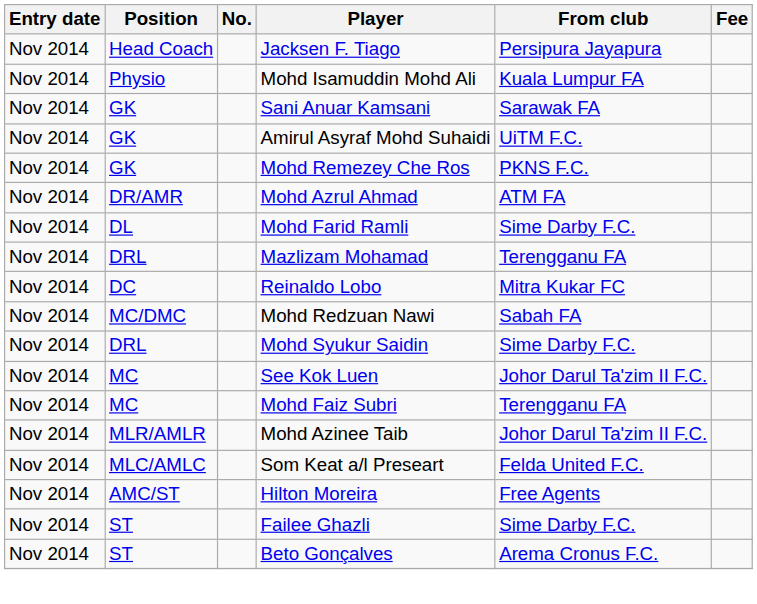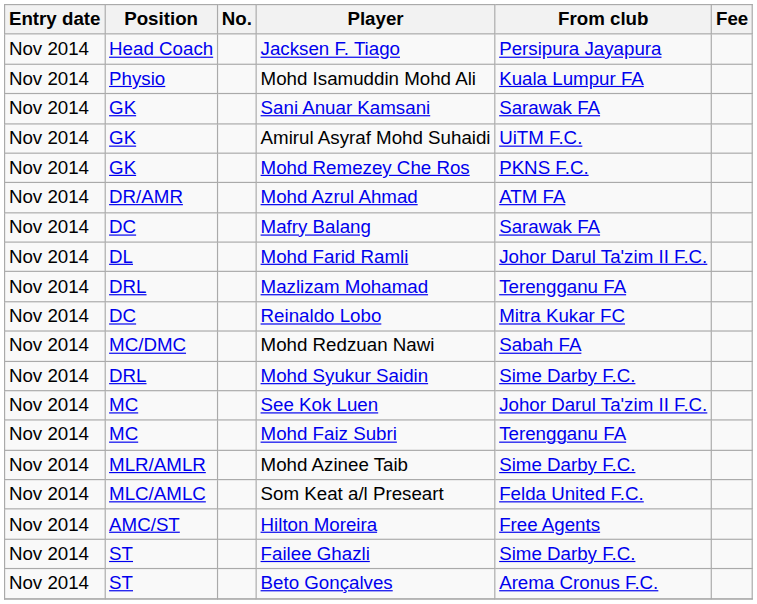+ row: (316, 227)
(567, 227) Sime Darby F.C. -> (603, 256) Johor Darul Ta'zim II F.C.
(603, 434) Johor Darul Ta'zim II F.C. -> (567, 464) Sime Darby F.C.
